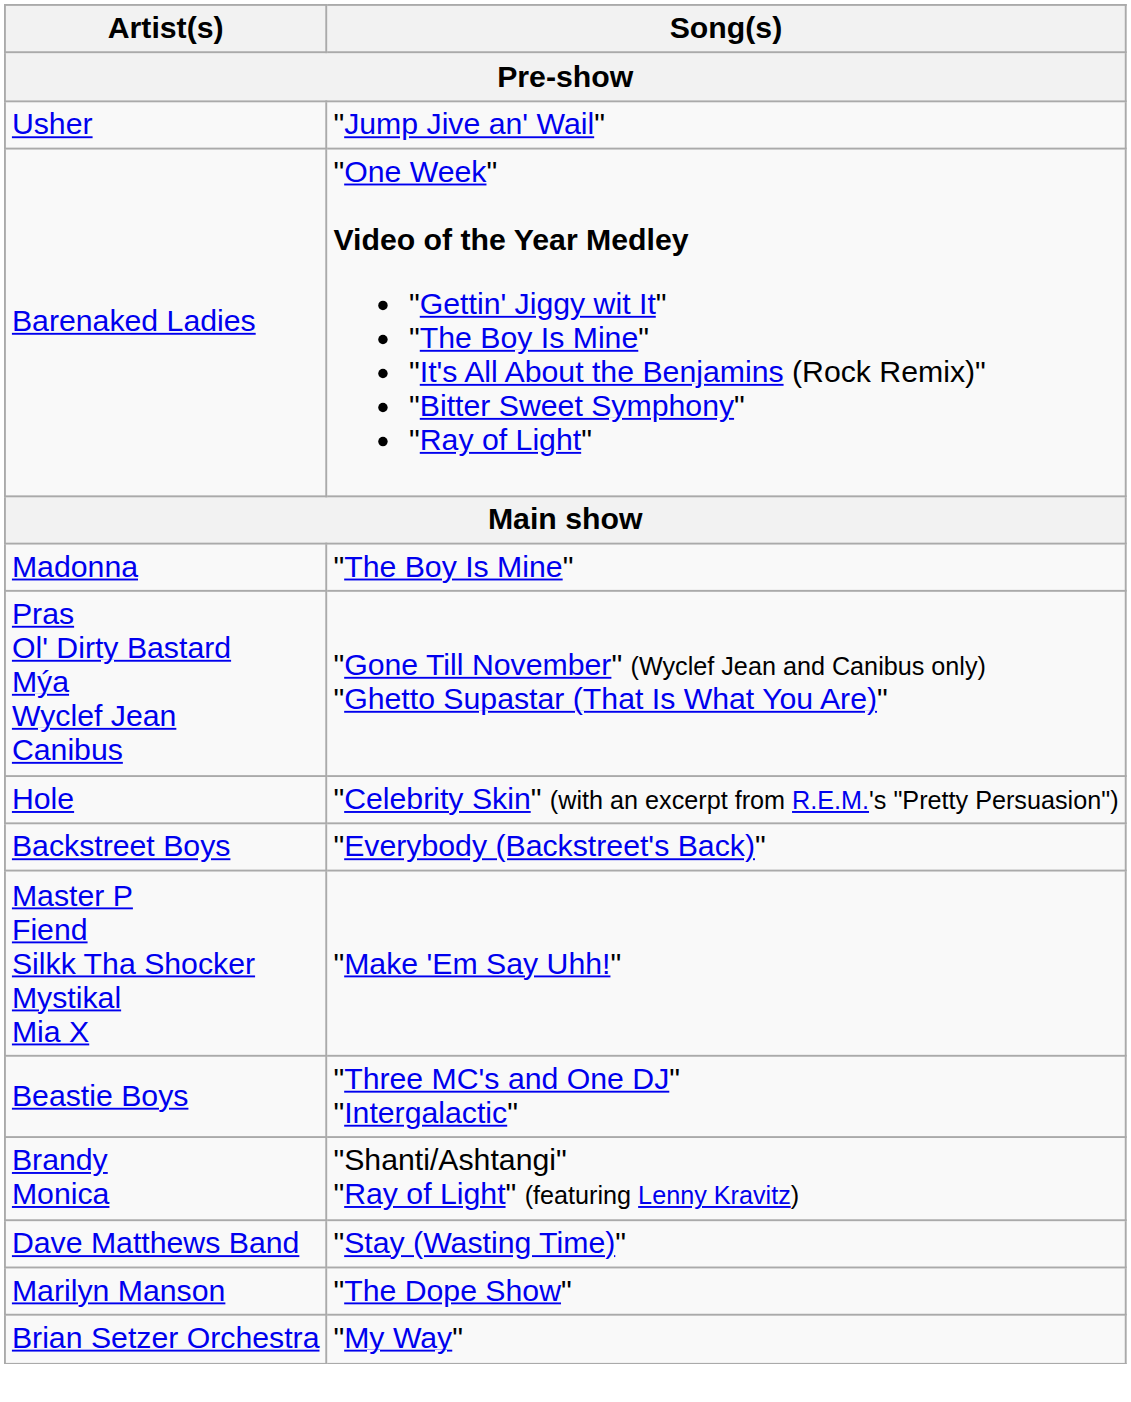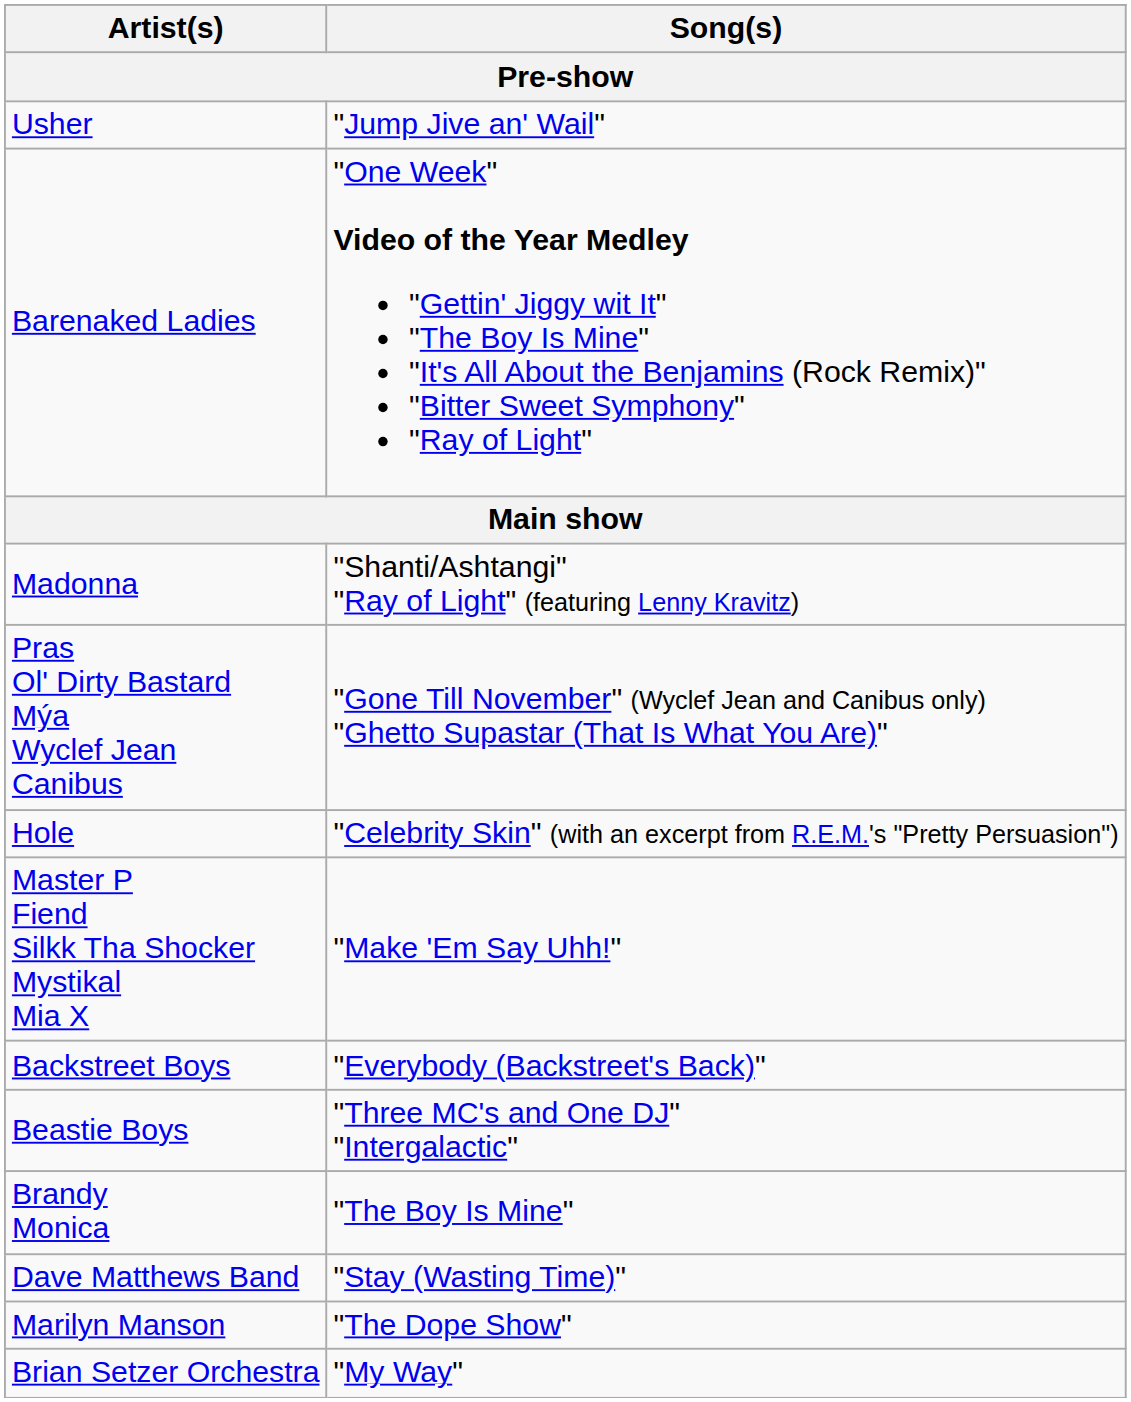(453, 566) "The Boy Is Mine" -> (566, 583) "Shanti/Ashtangi" "Ray of Light" (featuring Lenny Kravitz)
rows swapped: (133, 962) <-> (121, 846)
(566, 1177) "Shanti/Ashtangi" "Ray of Light" (featuring Lenny Kravitz) -> (453, 1211) "The Boy Is Mine"
